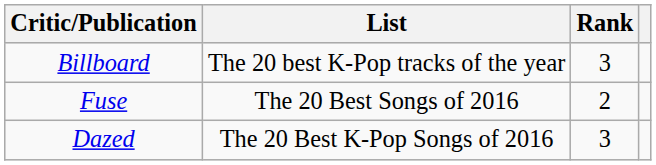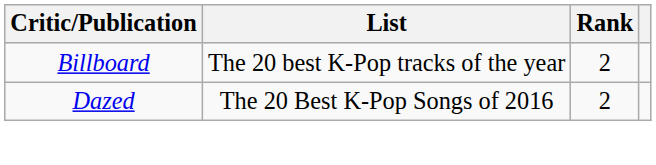(605, 62) 3 -> (605, 62) 2
- row: (104, 100)
(605, 139) 3 -> (605, 100) 2
